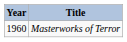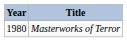(16, 29) 1960 -> (16, 29) 1980
